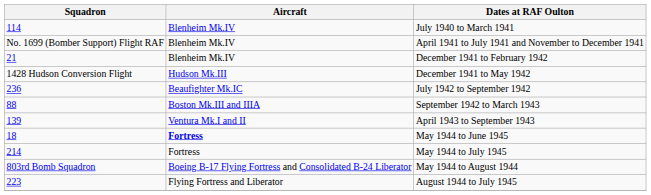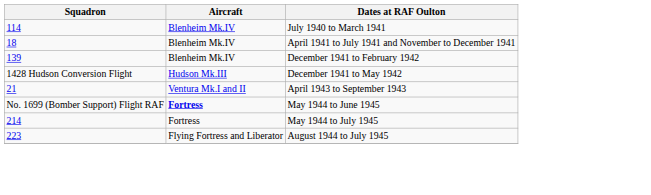(85, 43) No. 1699 (Bomber Support) Flight RAF -> (11, 43) 18
(11, 58) 21 -> (14, 58) 139
- row: (473, 89)
- row: (478, 105)
(14, 120) 139 -> (11, 89) 21
(11, 136) 18 -> (85, 105) No. 1699 (Bomber Support) Flight RAF
- row: (467, 167)
